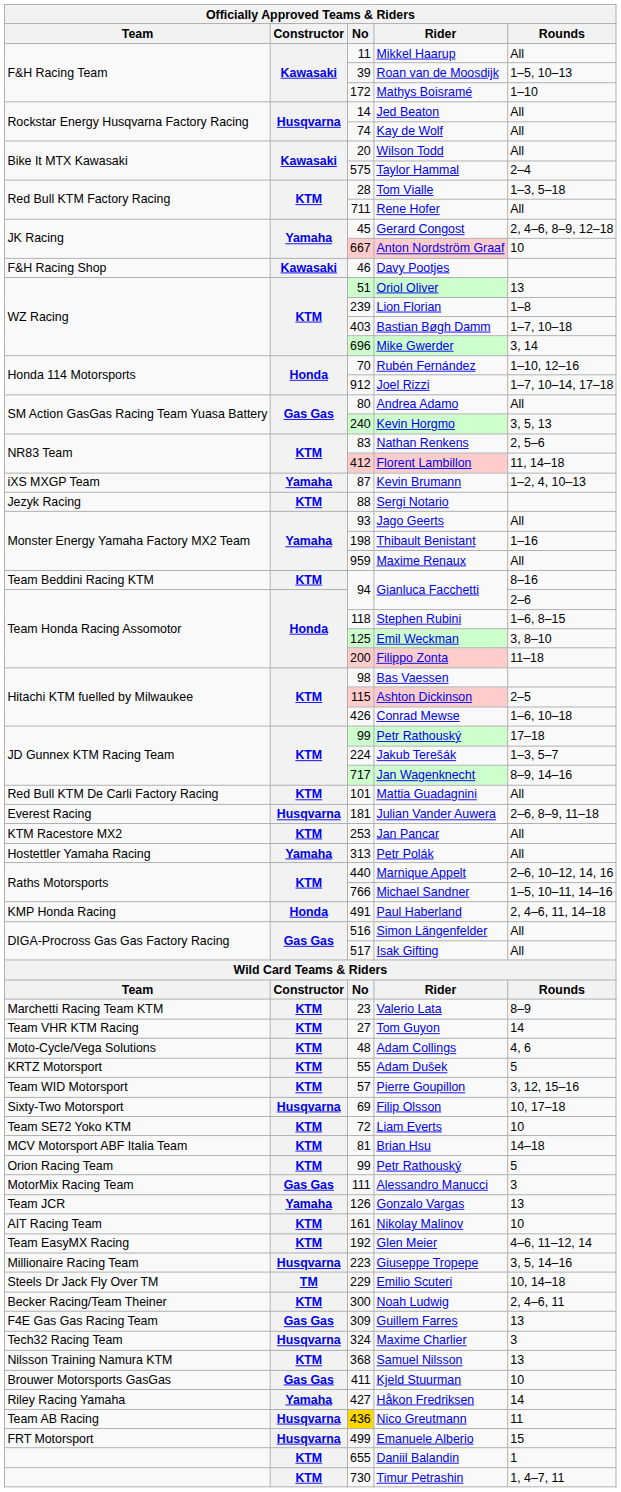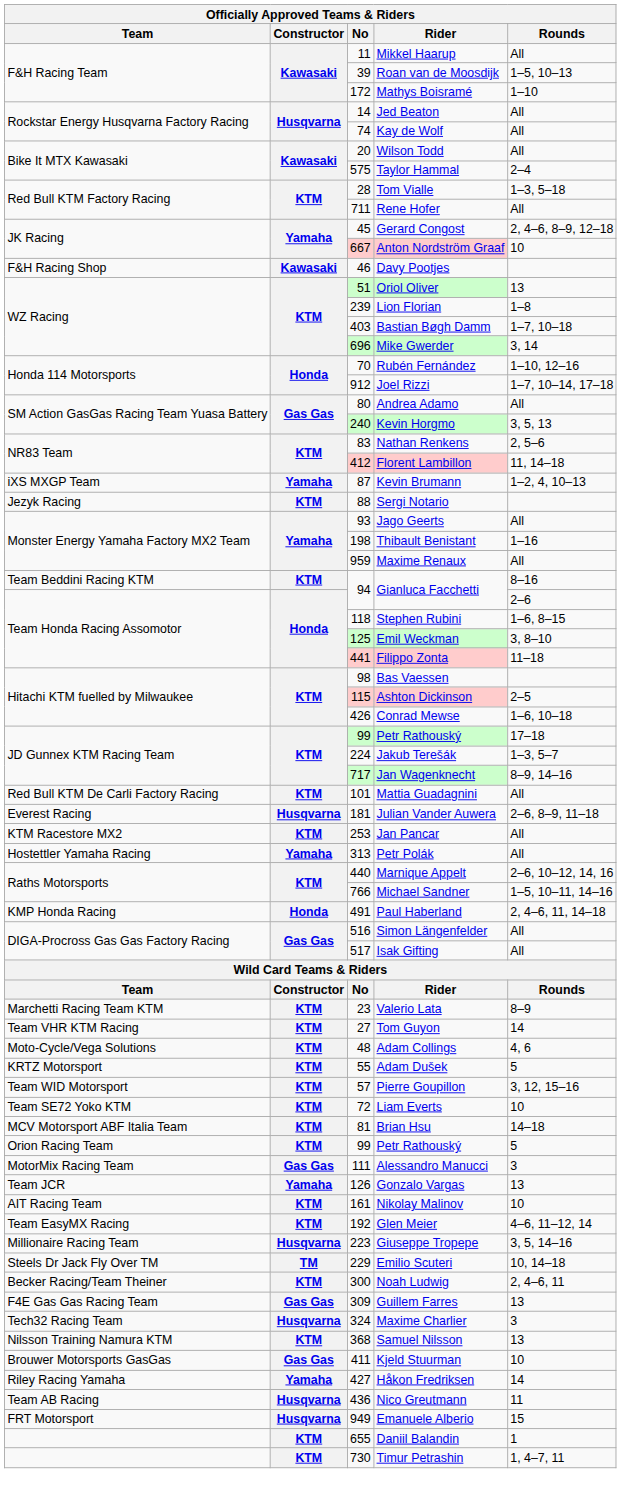(360, 658) 200 -> (360, 658) 441
- row: (65, 1106)
(360, 1418) gold background -> (360, 1399) no background
(360, 1438) 499 -> (360, 1418) 949
